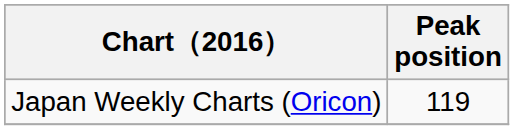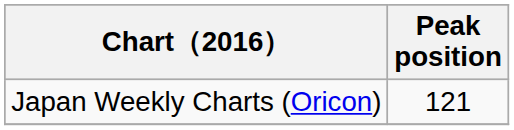(448, 101) 119 -> (448, 101) 121
